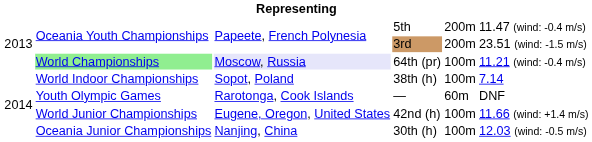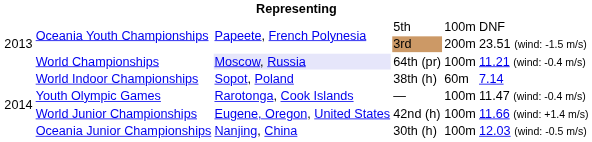(460, 26) 200m -> (460, 26) 100m
(532, 26) 11.47 (wind: -0.4 m/s) -> (492, 26) DNF
(97, 61) lightgreen background -> (97, 61) no background
(460, 79) 100m -> (457, 79) 60m
(457, 96) 60m -> (460, 96) 100m
(492, 96) DNF -> (532, 96) 11.47 (wind: -0.4 m/s)
